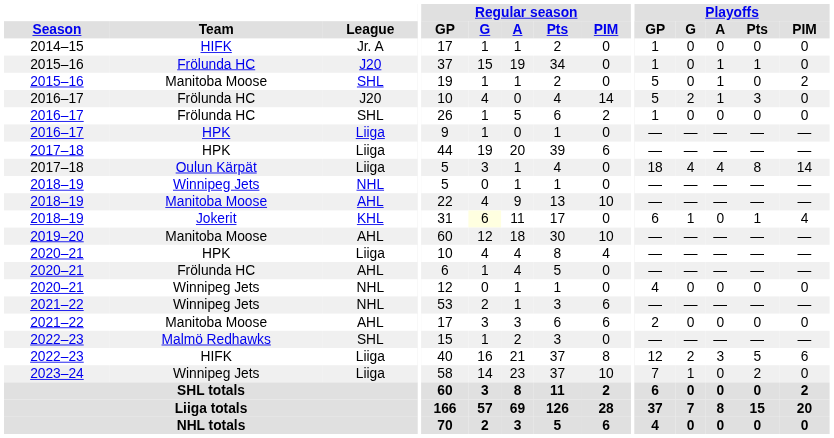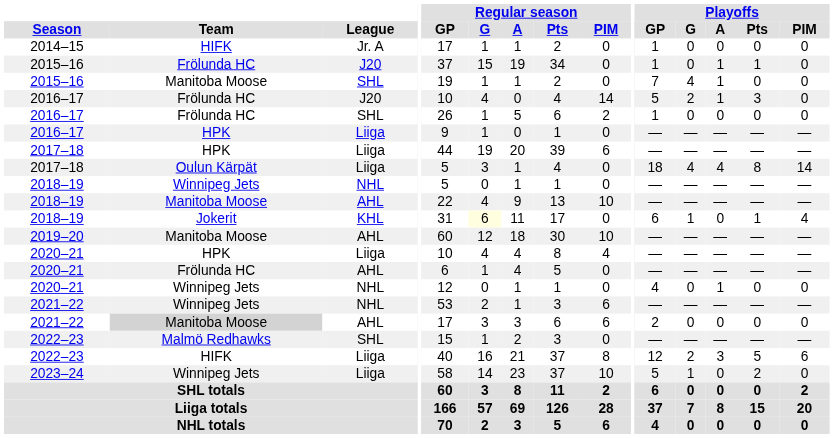(655, 81) 5 -> (655, 81) 7
(691, 81) 0 -> (691, 81) 4
(804, 81) 2 -> (804, 81) 0
(720, 287) 0 -> (720, 287) 1
(216, 322) no background -> (216, 322) lightgrey background
(655, 373) 7 -> (655, 373) 5
